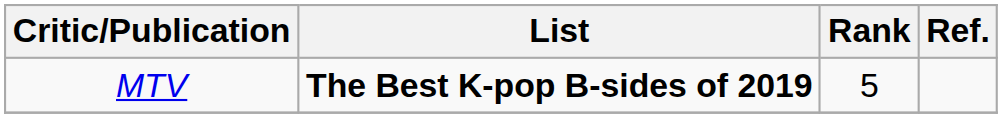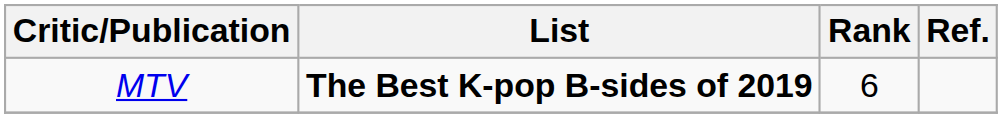(869, 84) 5 -> (869, 84) 6
